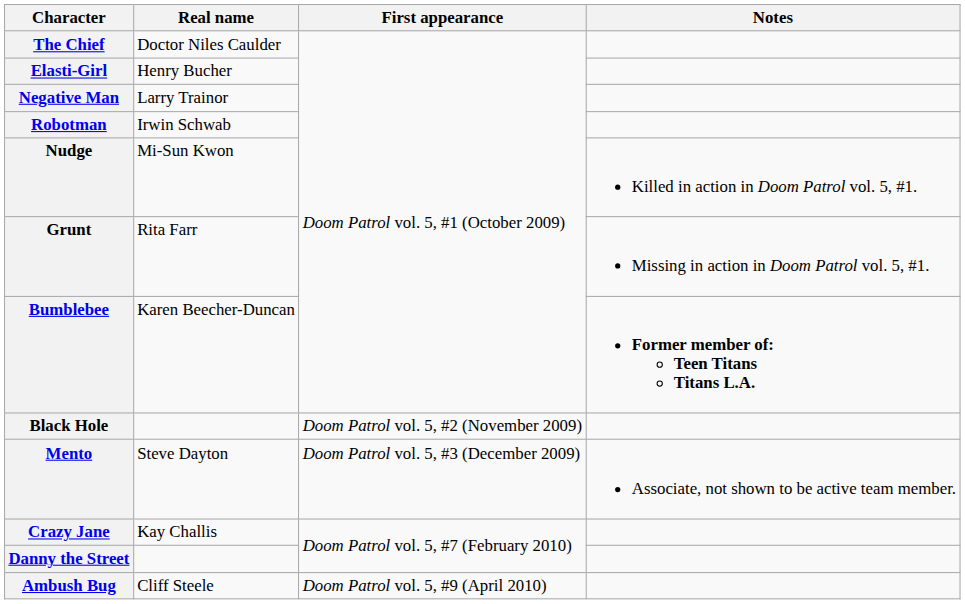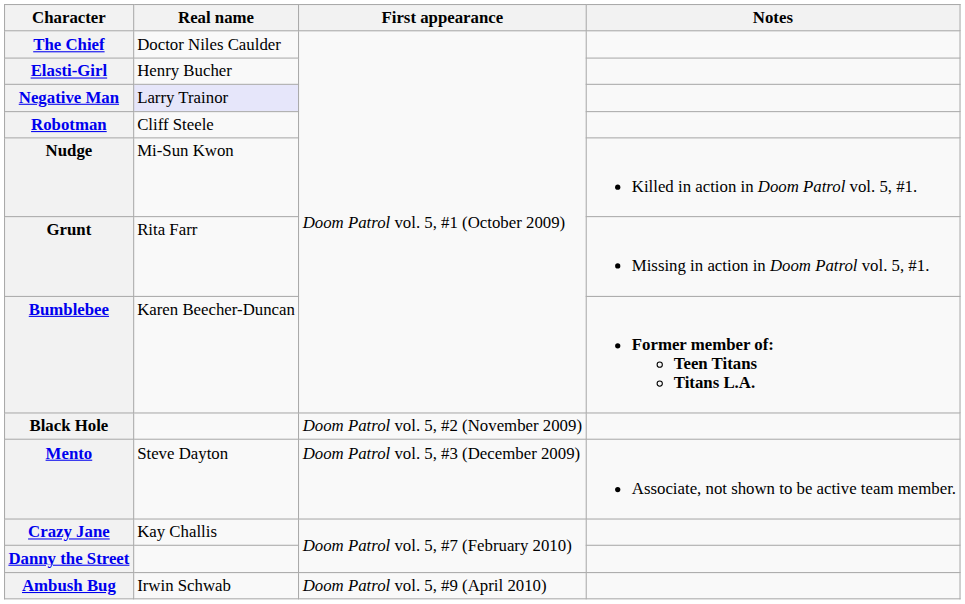(183, 97) no background -> (183, 97) lavender background
(184, 124) Irwin Schwab -> (175, 124) Cliff Steele
(175, 585) Cliff Steele -> (184, 585) Irwin Schwab
